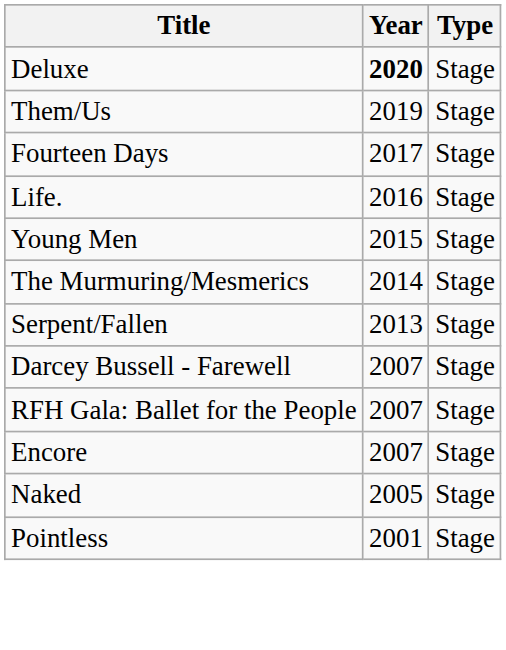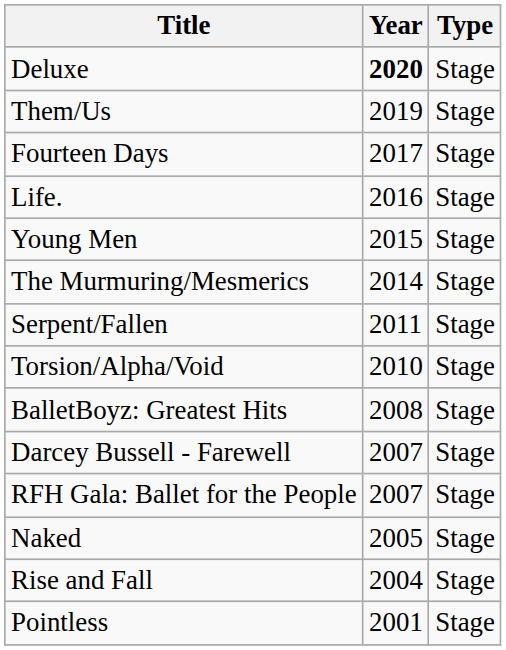(396, 324) 2013 -> (395, 324) 2011
+ row: (117, 366)
+ row: (149, 409)
- row: (49, 452)
+ row: (82, 580)
